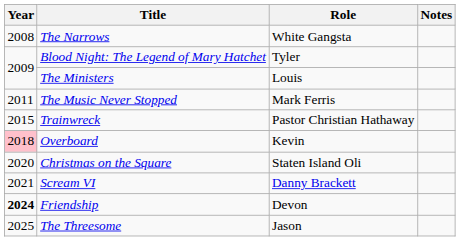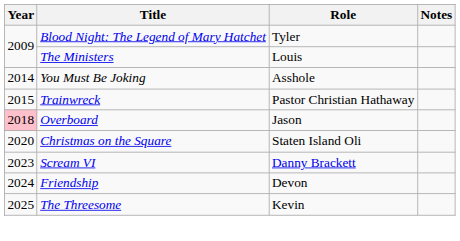- row: (75, 36)
- row: (109, 99)
+ row: (93, 78)
(288, 141) Kevin -> (287, 120) Jason
(21, 183) 2021 -> (21, 162) 2023
(21, 204) bold -> (21, 183) normal
(287, 225) Jason -> (288, 204) Kevin
